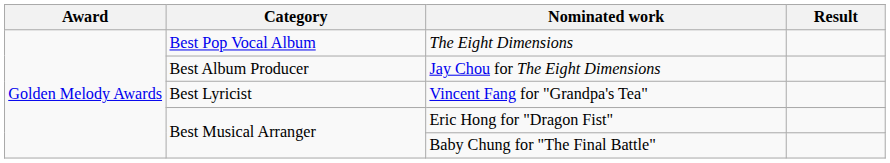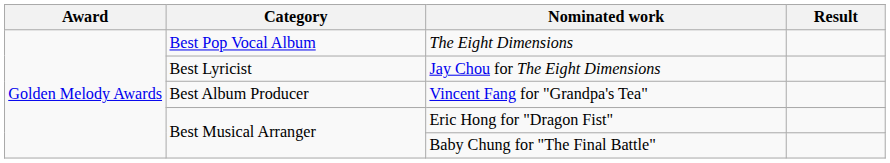(239, 68) Best Album Producer -> (211, 68) Best Lyricist
(211, 94) Best Lyricist -> (239, 94) Best Album Producer
